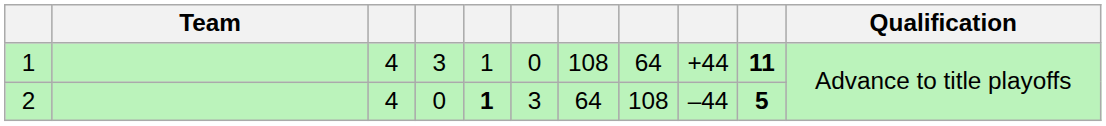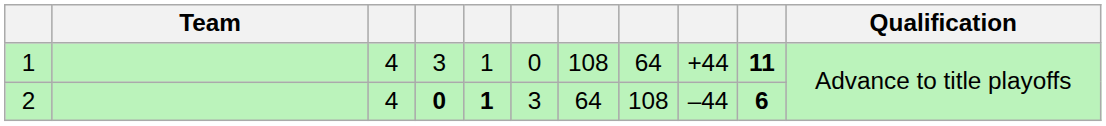(439, 100) normal -> (439, 100) bold
(762, 100) 5 -> (762, 100) 6
